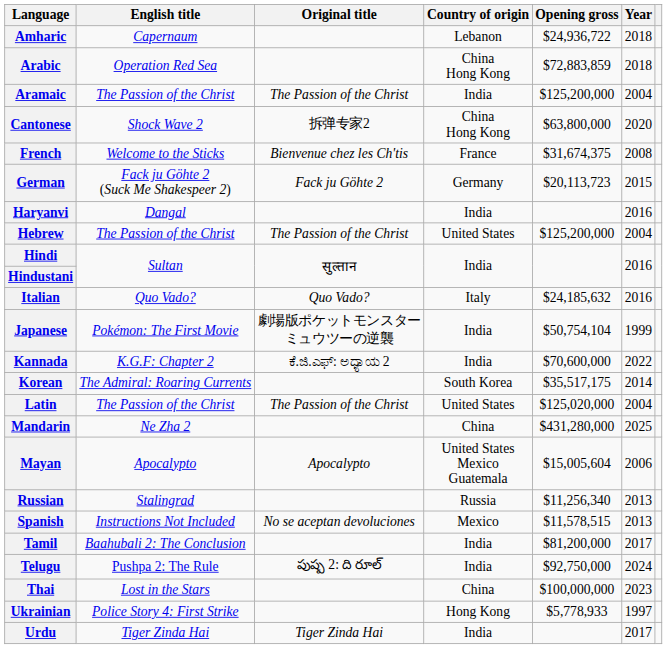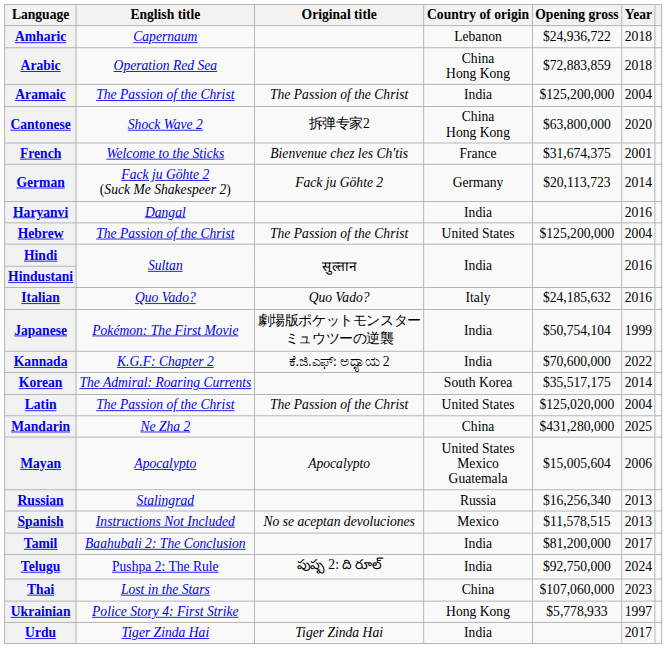(638, 153) 2008 -> (638, 153) 2001
(638, 182) 2015 -> (638, 182) 2014
(577, 500) $11,256,340 -> (577, 500) $16,256,340
(577, 590) $100,000,000 -> (577, 590) $107,060,000
